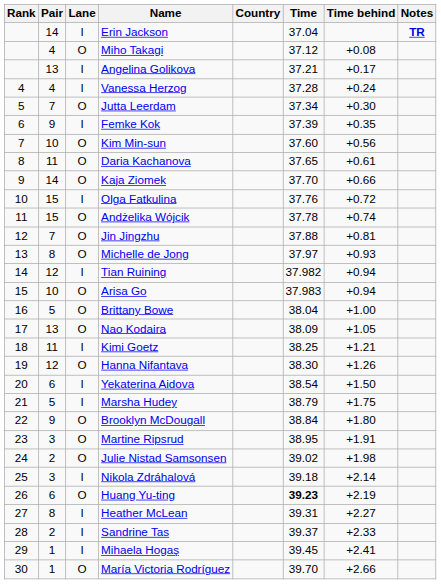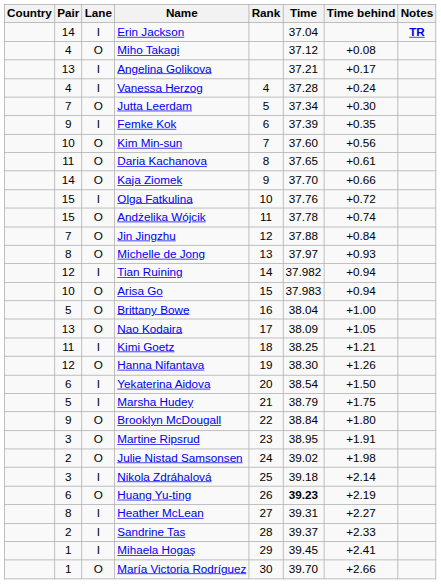columns swapped: (21, 13) <-> (258, 13)
(361, 236) +0.81 -> (361, 236) +0.84
